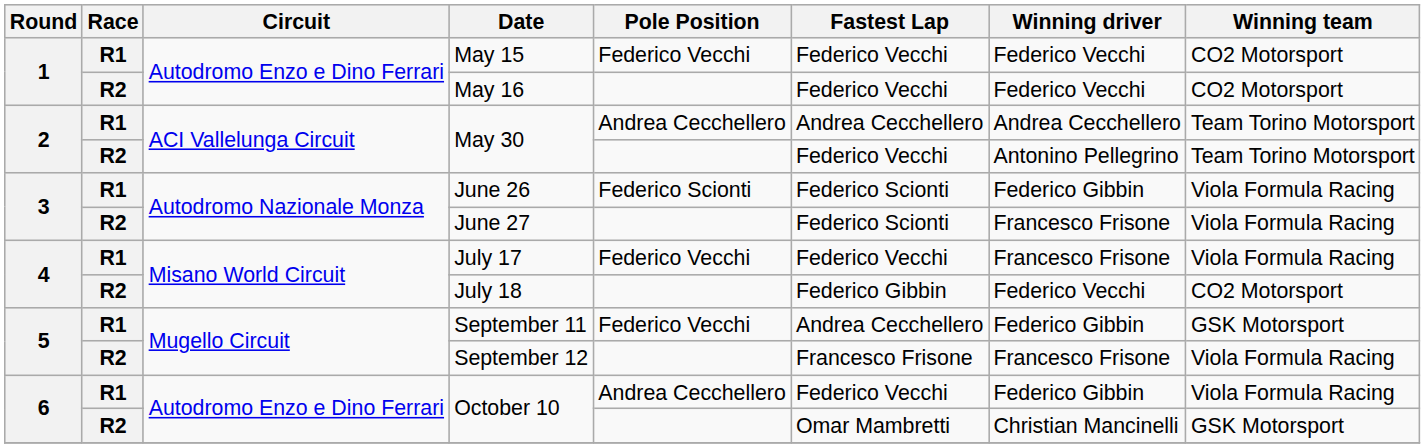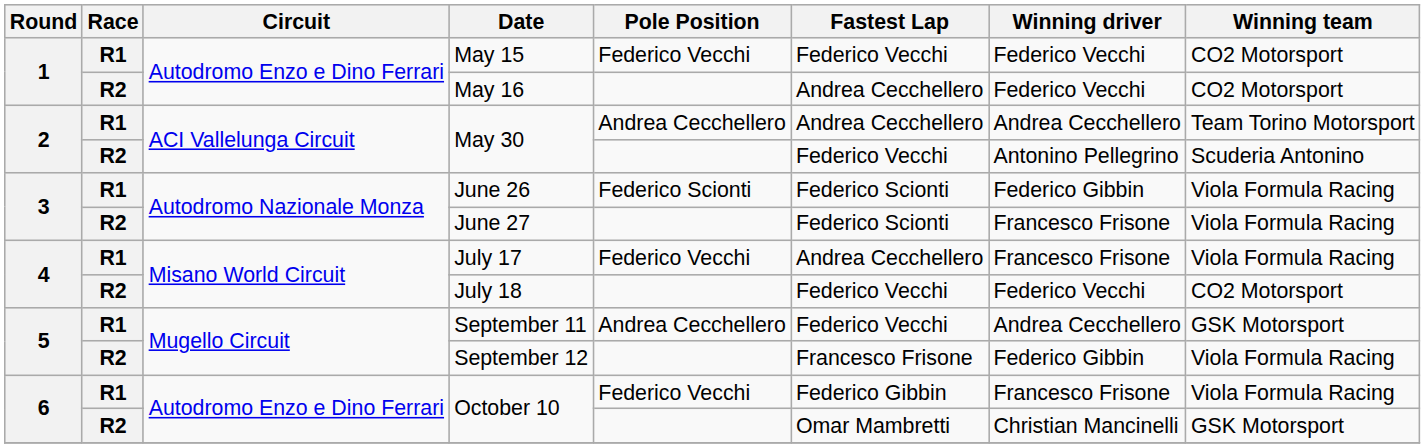(872, 89) Federico Vecchi -> (890, 89) Andrea Cecchellero
(1303, 156) Team Torino Motorsport -> (1278, 156) Scuderia Antonino
(872, 257) Federico Vecchi -> (890, 257) Andrea Cecchellero
(871, 290) Federico Gibbin -> (872, 290) Federico Vecchi
(674, 324) Federico Vecchi -> (692, 324) Andrea Cecchellero
(890, 324) Andrea Cecchellero -> (872, 324) Federico Vecchi
(1069, 324) Federico Gibbin -> (1087, 324) Andrea Cecchellero
(1082, 358) Francesco Frisone -> (1069, 358) Federico Gibbin
(692, 391) Andrea Cecchellero -> (674, 391) Federico Vecchi
(872, 391) Federico Vecchi -> (871, 391) Federico Gibbin
(1069, 391) Federico Gibbin -> (1082, 391) Francesco Frisone
